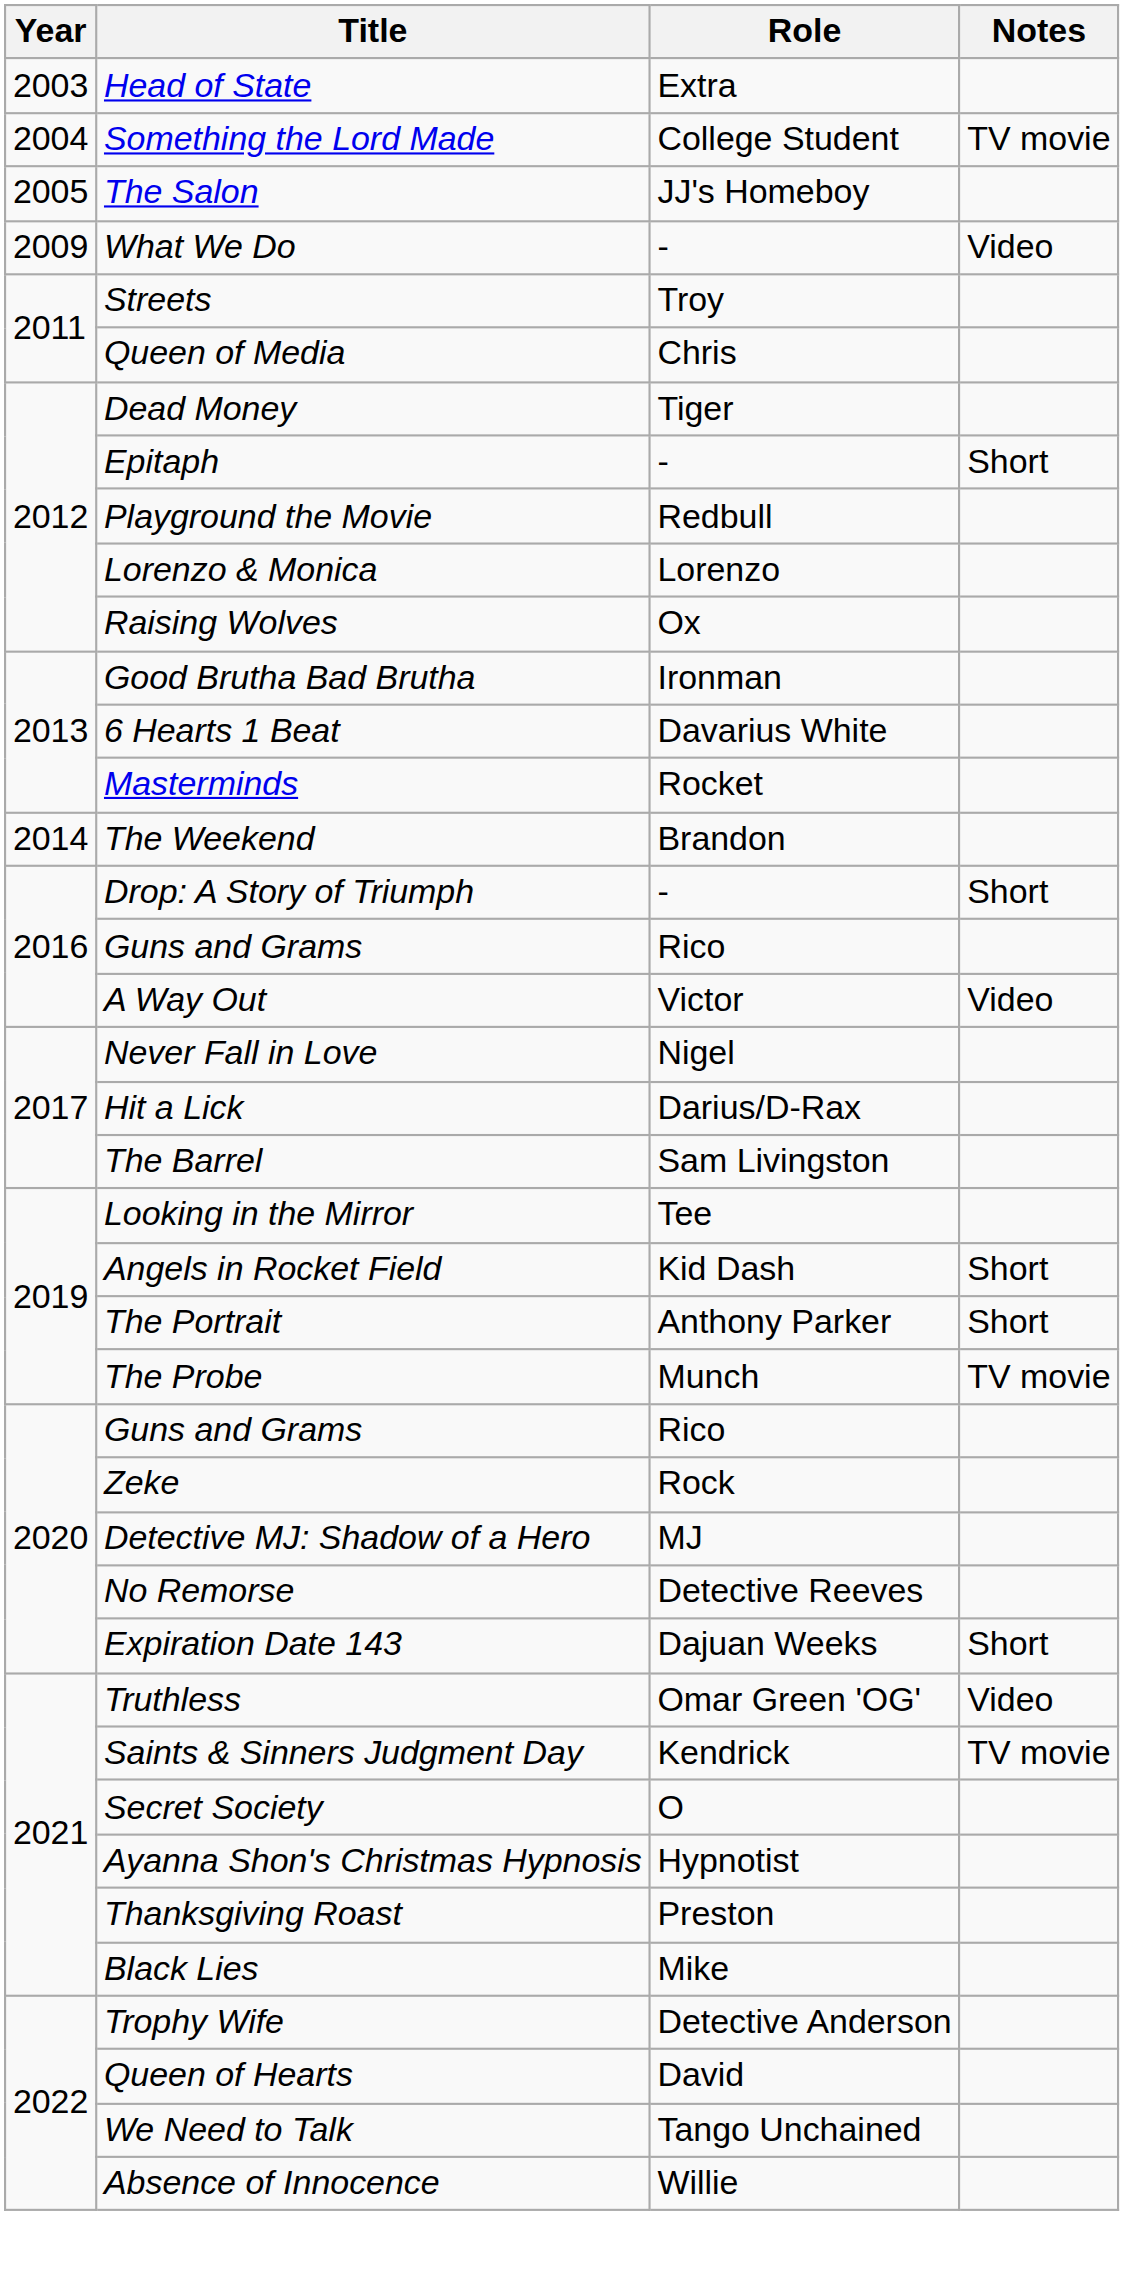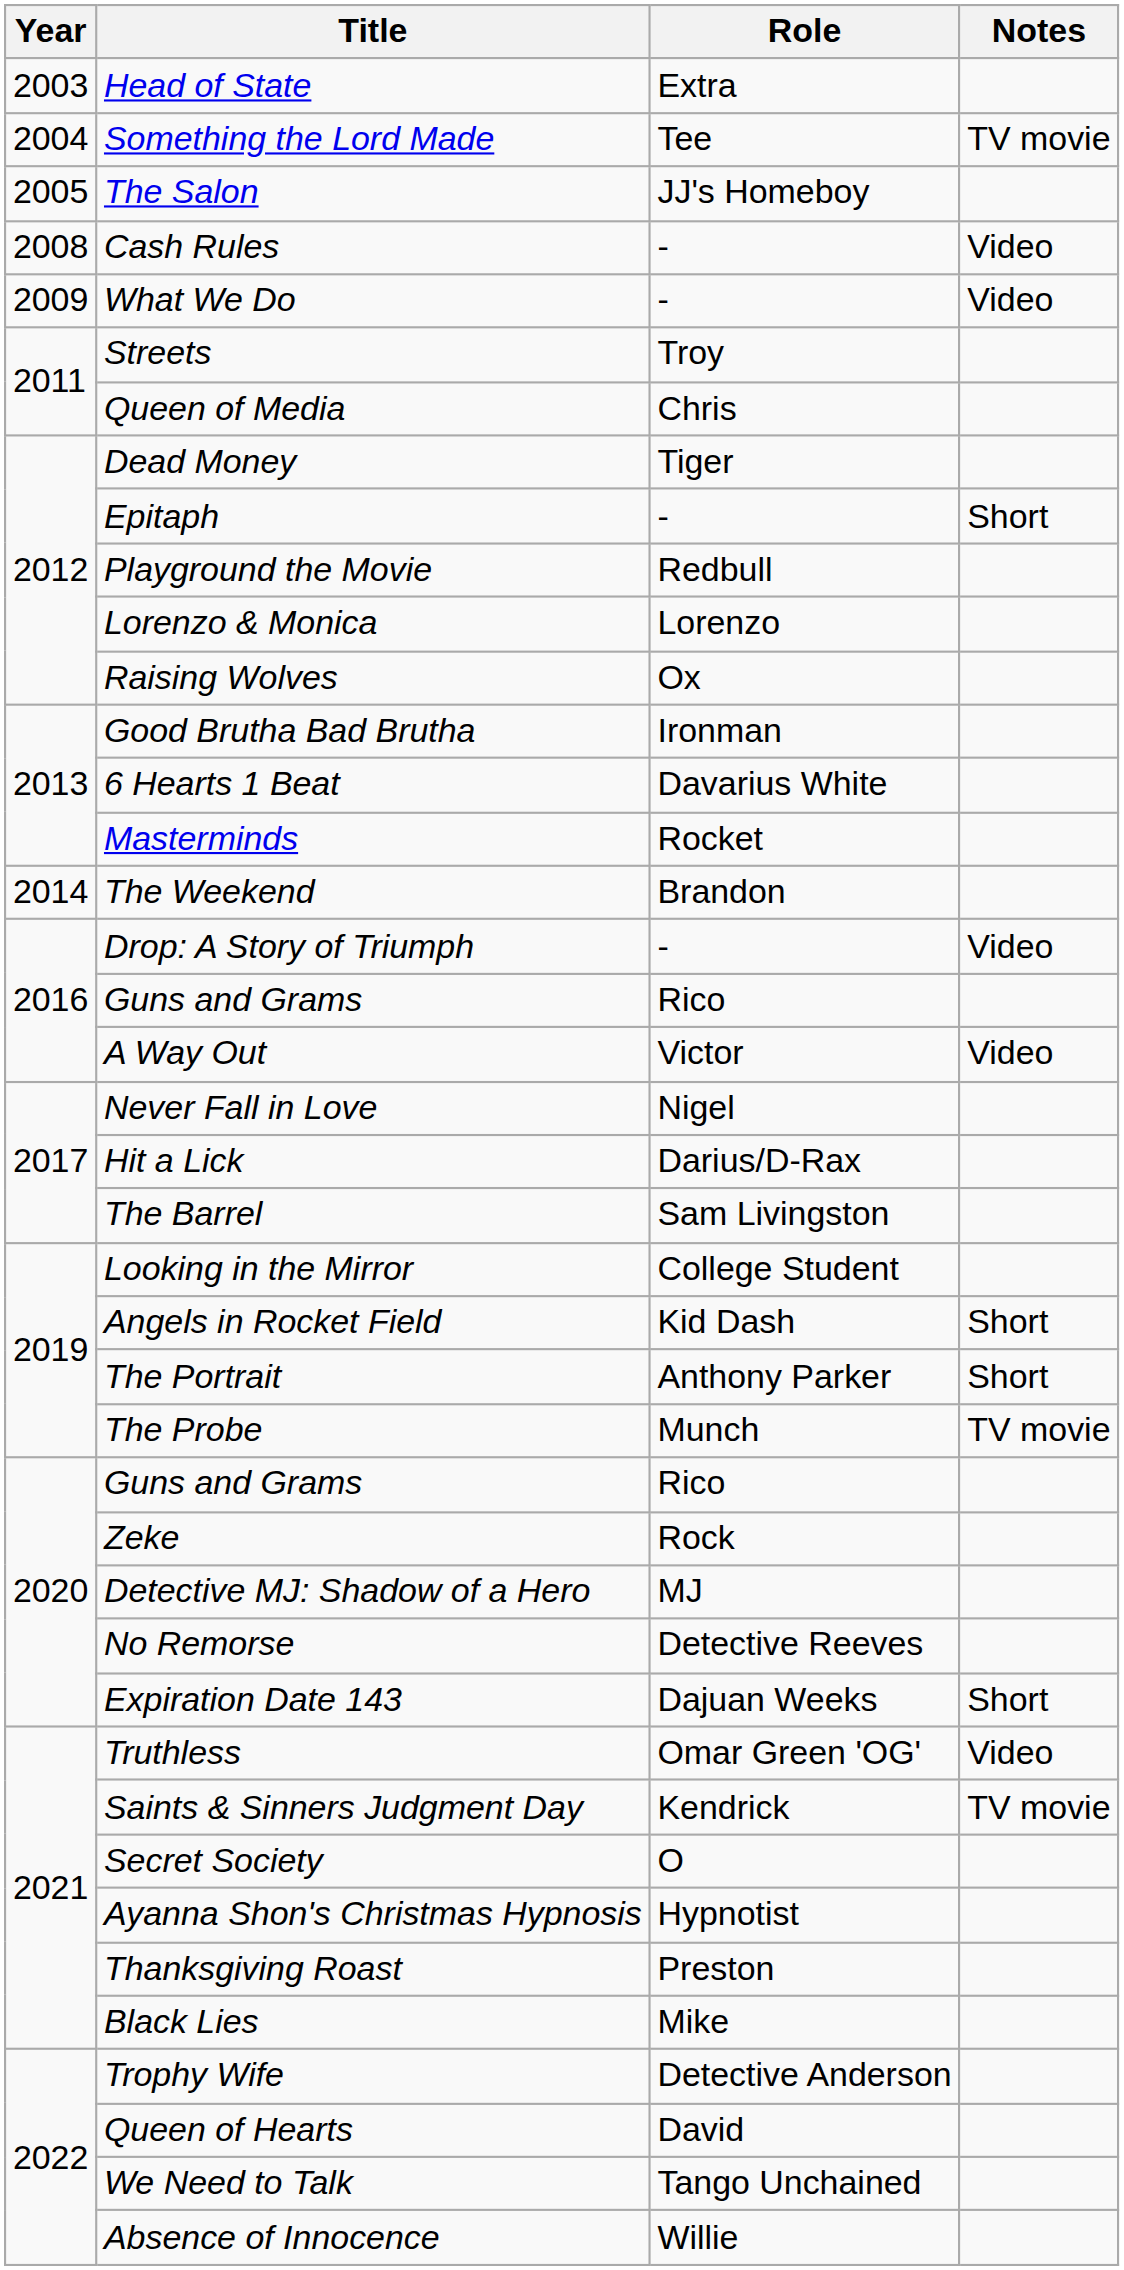(778, 138) College Student -> (685, 138) Tee
+ row: (51, 246)
(1008, 892) Short -> (1010, 945) Video
(685, 1214) Tee -> (778, 1268) College Student
